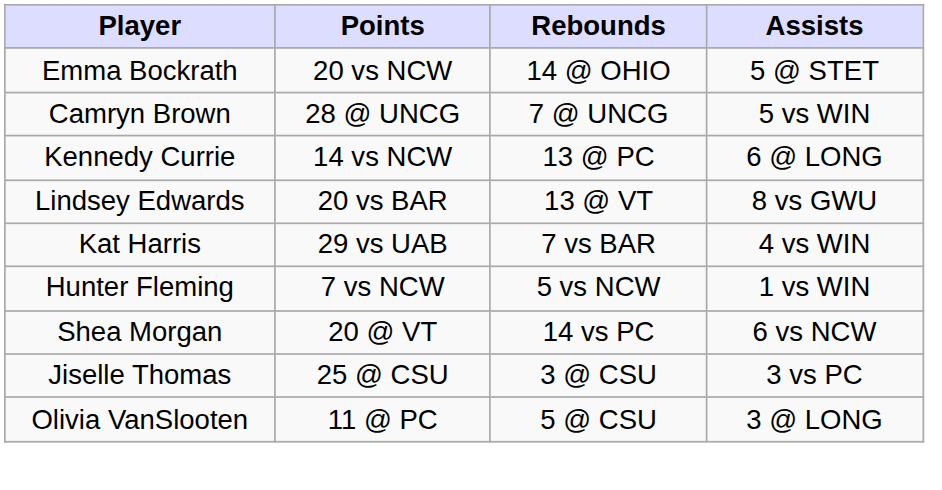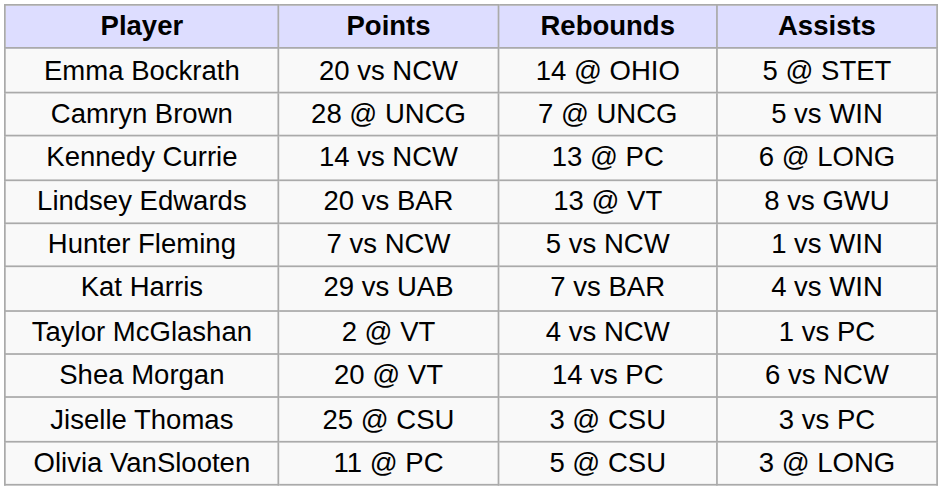rows swapped: (140, 288) <-> (140, 244)
+ row: (142, 331)
